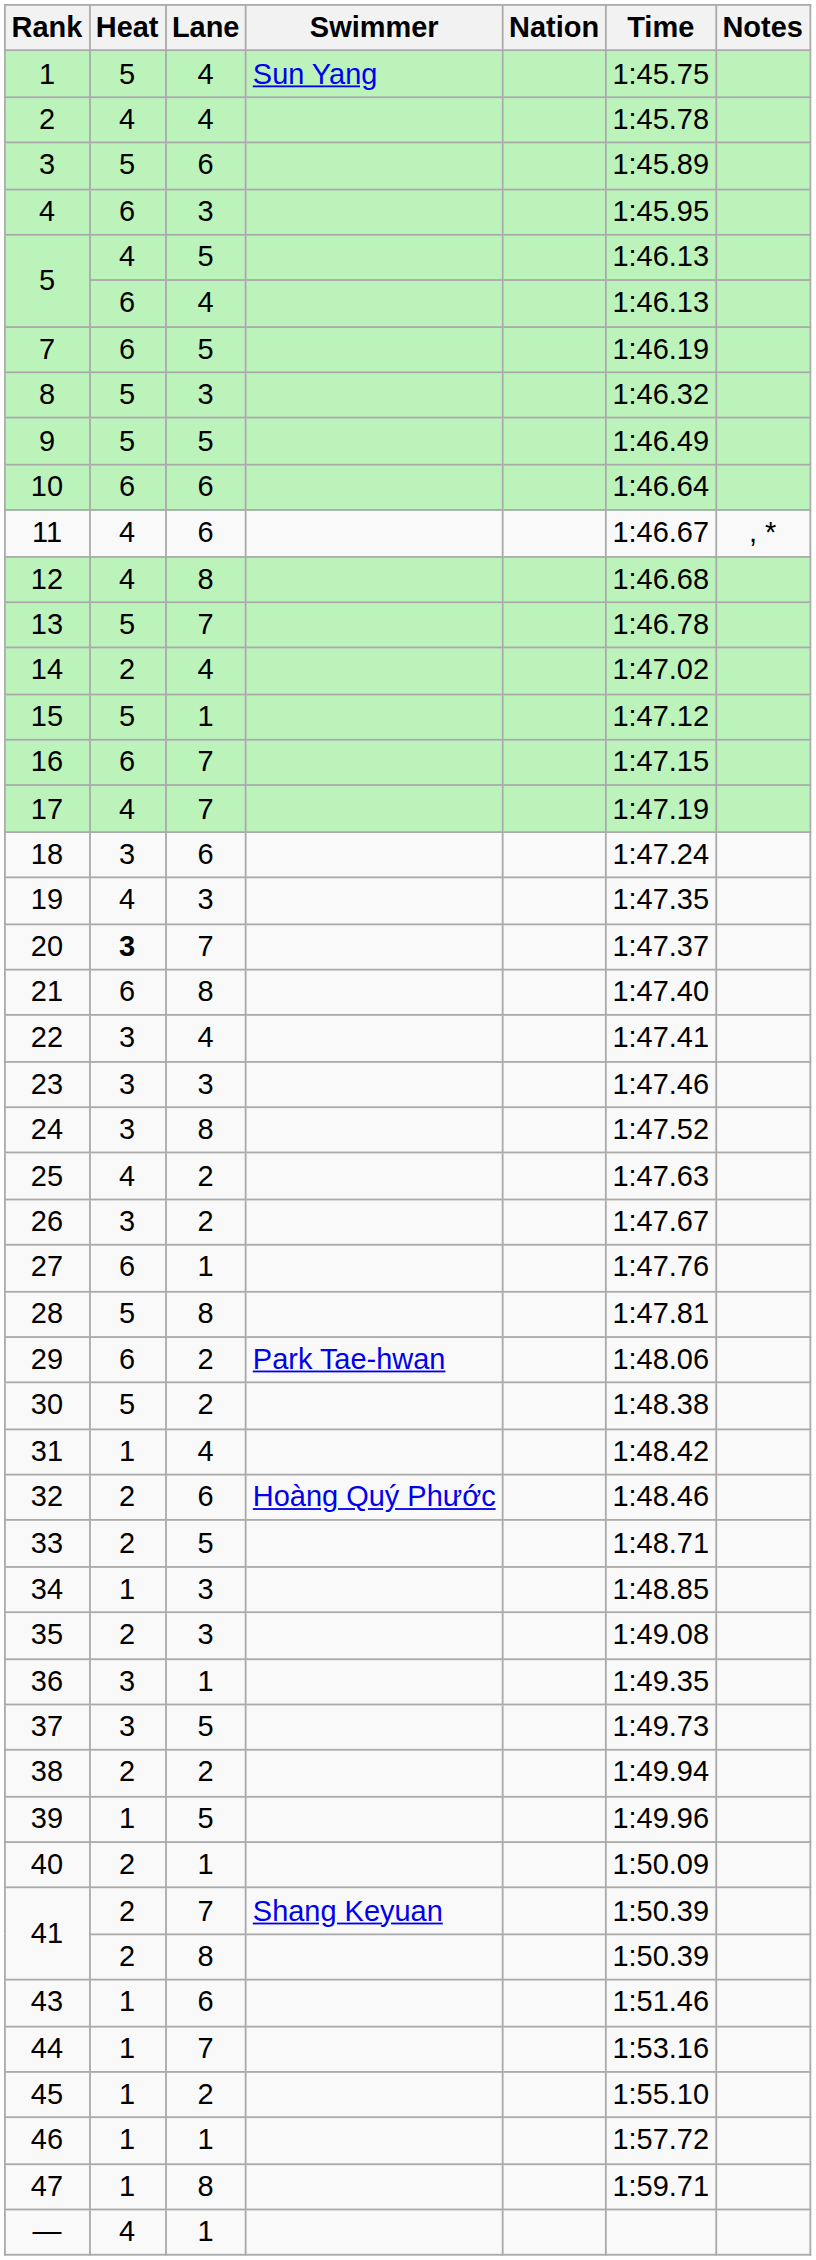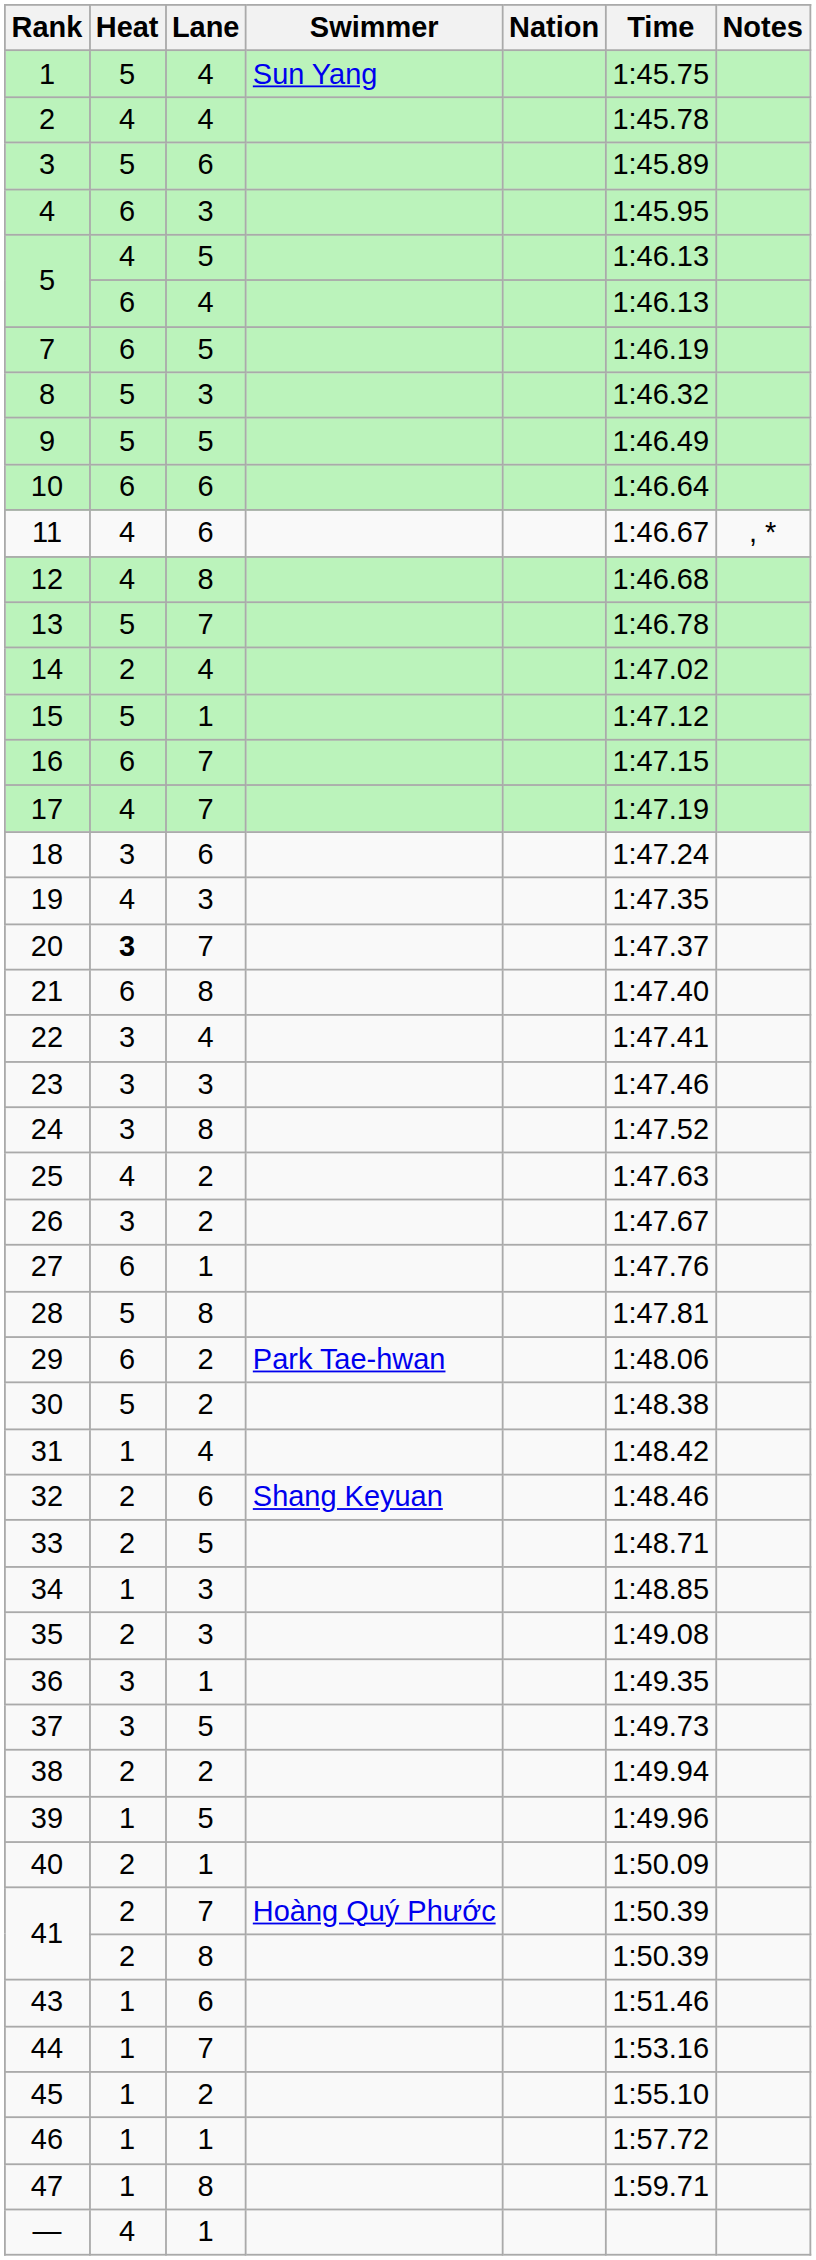(374, 1497) Hoàng Quý Phước -> (348, 1497) Shang Keyuan
(348, 1910) Shang Keyuan -> (374, 1910) Hoàng Quý Phước
